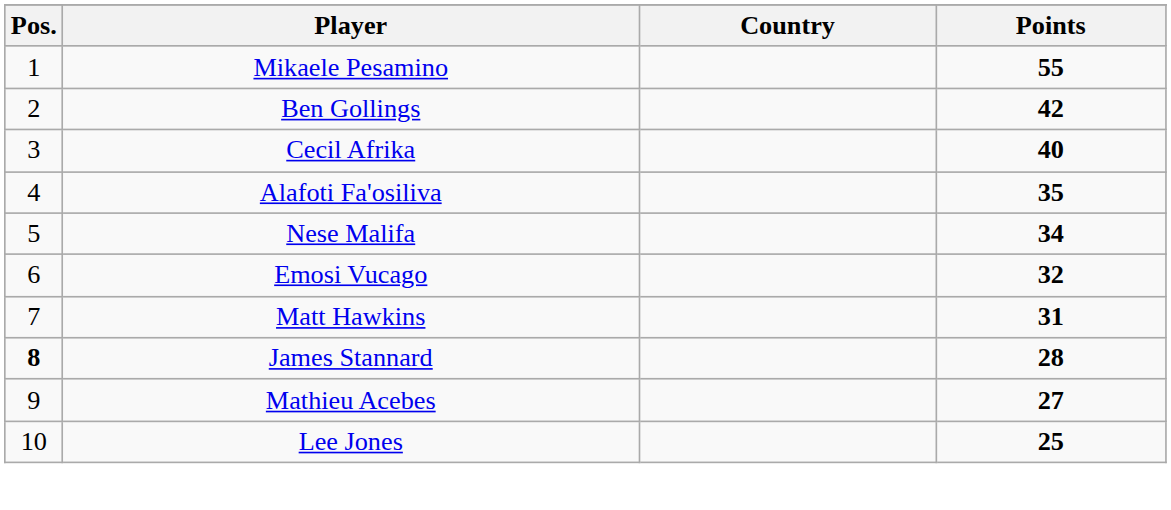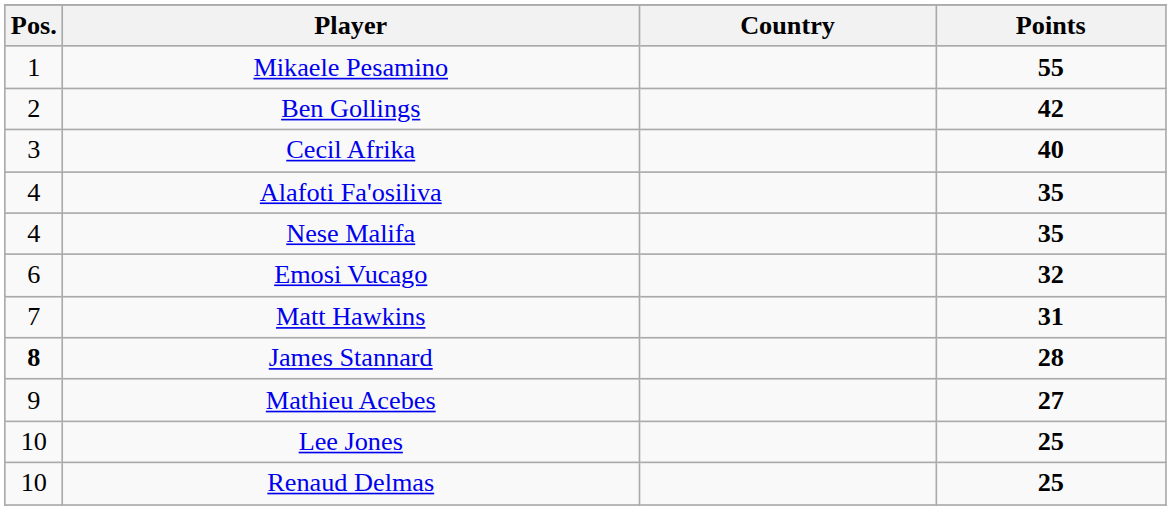(34, 233) 5 -> (34, 233) 4
(1051, 233) 34 -> (1051, 233) 35
+ row: (351, 483)
